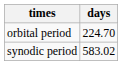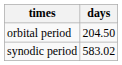(99, 32) 224.70 -> (99, 32) 204.50
